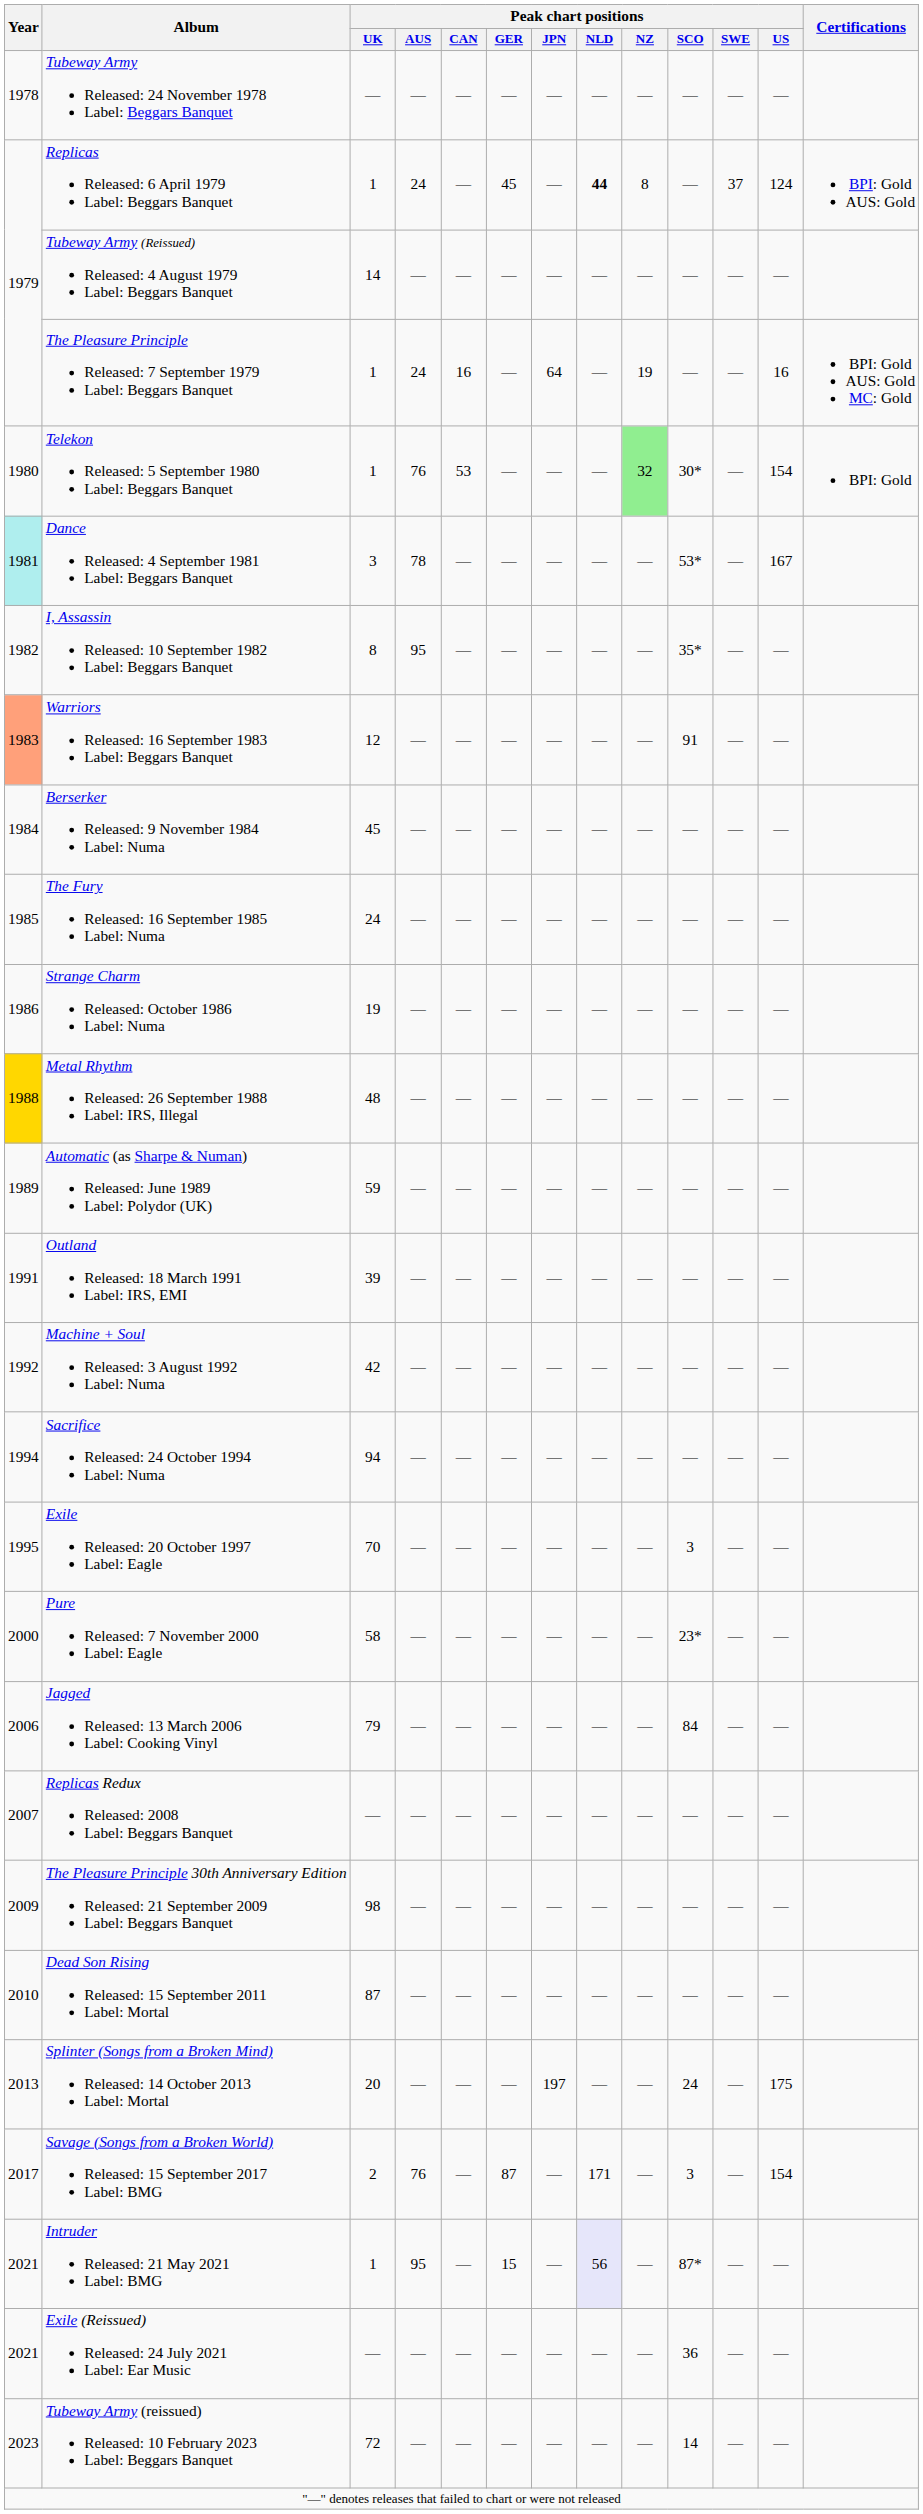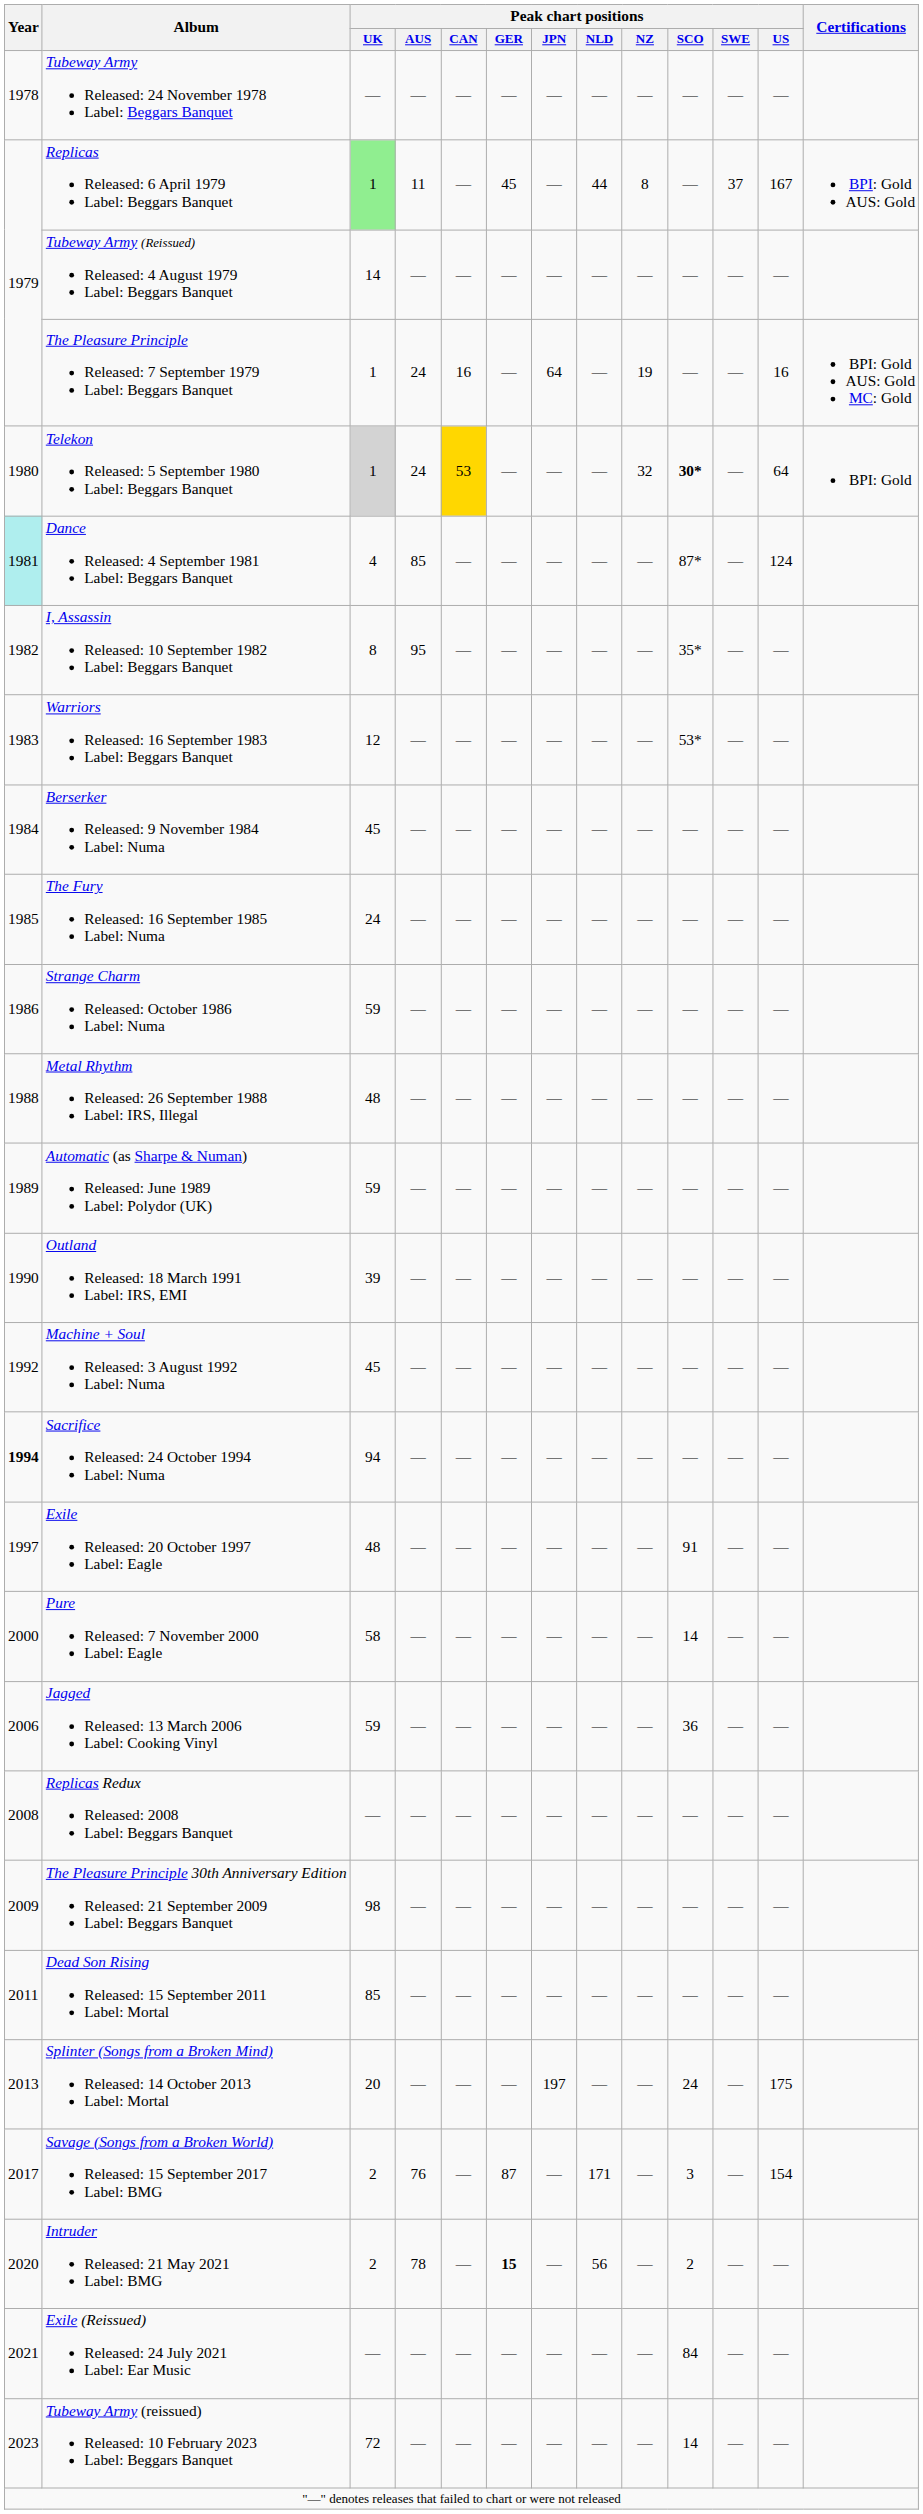(373, 184) no background -> (373, 184) lightgreen background
(418, 184) 24 -> (418, 184) 11
(600, 184) bold -> (600, 184) normal
(781, 184) 124 -> (781, 184) 167
(373, 471) no background -> (373, 471) lightgrey background
(418, 471) 76 -> (418, 471) 24
(463, 471) no background -> (463, 471) gold background
(645, 471) lightgreen background -> (645, 471) no background
(690, 471) normal -> (690, 471) bold
(781, 471) 154 -> (781, 471) 64
(373, 560) 3 -> (373, 560) 4
(418, 560) 78 -> (418, 560) 85
(690, 560) 53* -> (690, 560) 87*
(781, 560) 167 -> (781, 560) 124
(23, 739) lightsalmon background -> (23, 739) no background
(690, 739) 91 -> (690, 739) 53*
(373, 1008) 19 -> (373, 1008) 59
(23, 1098) gold background -> (23, 1098) no background
(23, 1277) 1991 -> (23, 1277) 1990
(373, 1367) 42 -> (373, 1367) 45
(23, 1457) normal -> (23, 1457) bold
(23, 1546) 1995 -> (23, 1546) 1997
(373, 1546) 70 -> (373, 1546) 48
(690, 1546) 3 -> (690, 1546) 91
(690, 1636) 23* -> (690, 1636) 14
(373, 1726) 79 -> (373, 1726) 59
(690, 1726) 84 -> (690, 1726) 36
(23, 1815) 2007 -> (23, 1815) 2008
(23, 1994) 2010 -> (23, 1994) 2011
(373, 1994) 87 -> (373, 1994) 85
(23, 2263) 2021 -> (23, 2263) 2020
(373, 2263) 1 -> (373, 2263) 2
(418, 2263) 95 -> (418, 2263) 78
(509, 2263) normal -> (509, 2263) bold
(600, 2263) lavender background -> (600, 2263) no background
(690, 2263) 87* -> (690, 2263) 2
(690, 2353) 36 -> (690, 2353) 84
